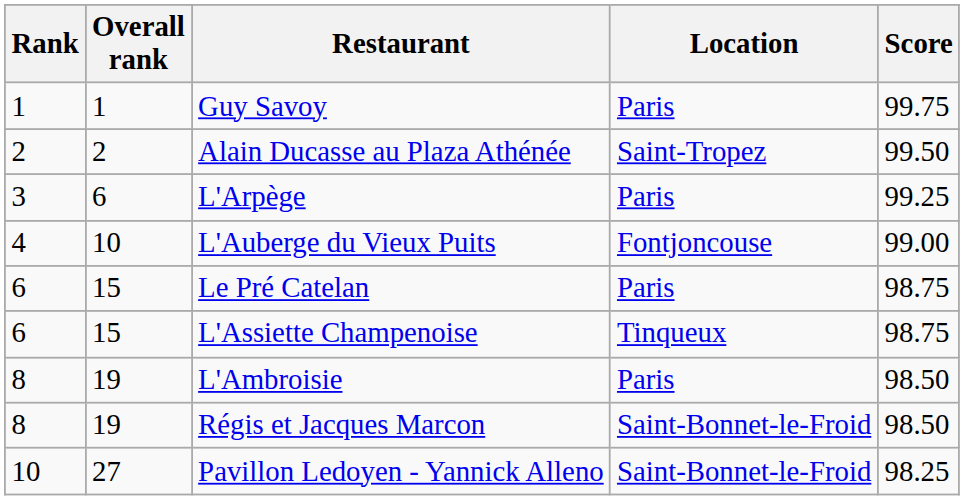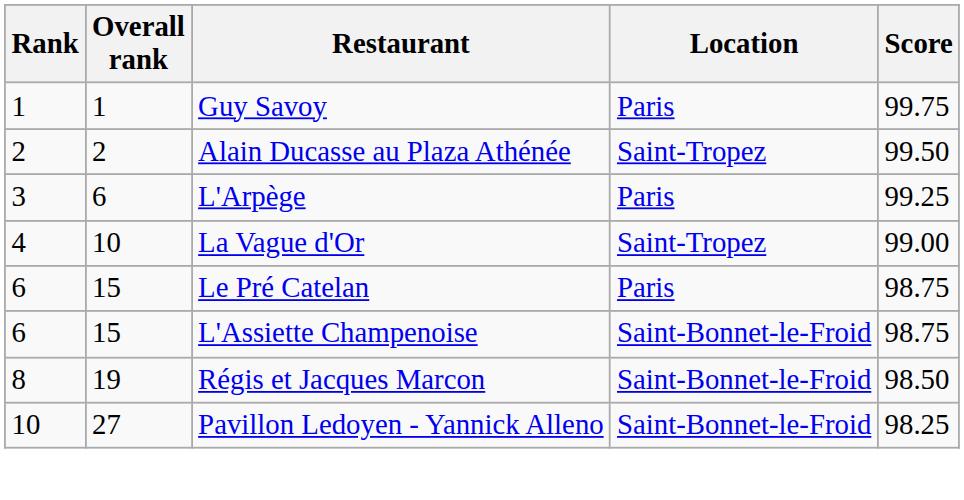- row: (347, 242)
+ row: (281, 242)
(672, 333) Tinqueux -> (744, 333) Saint-Bonnet-le-Froid
- row: (270, 379)
